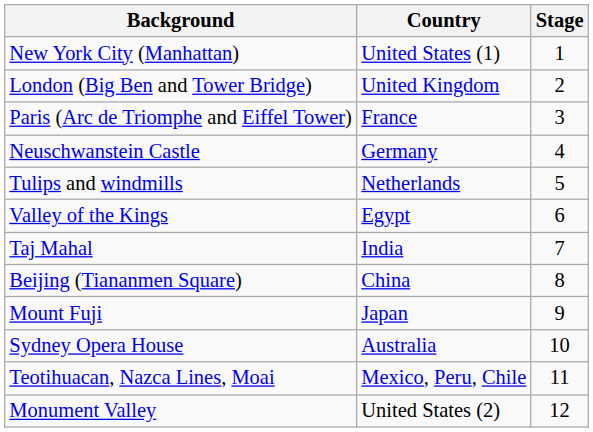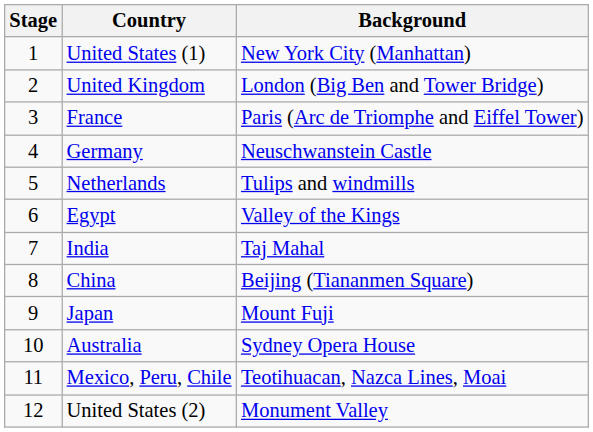columns swapped: (560, 20) <-> (181, 20)
